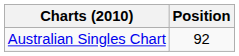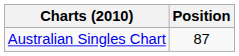(202, 39) 92 -> (202, 39) 87
